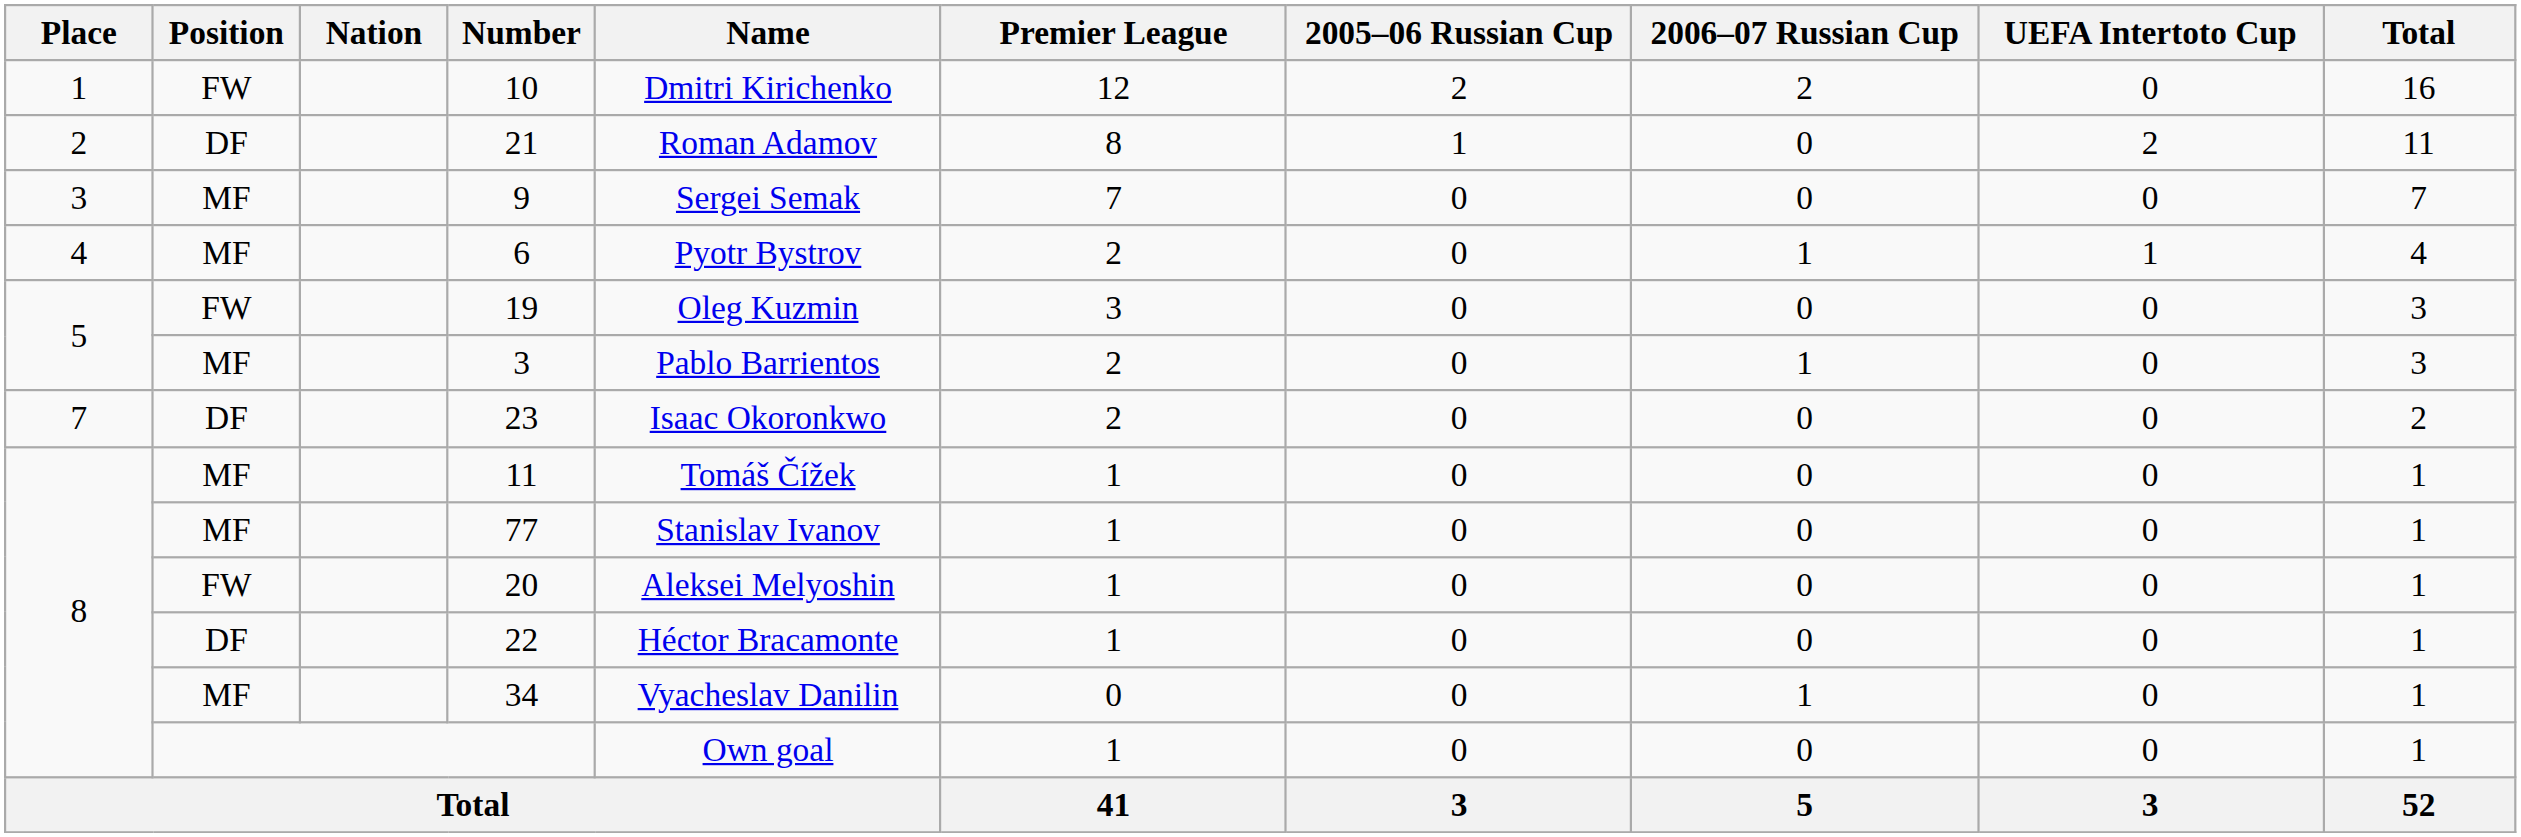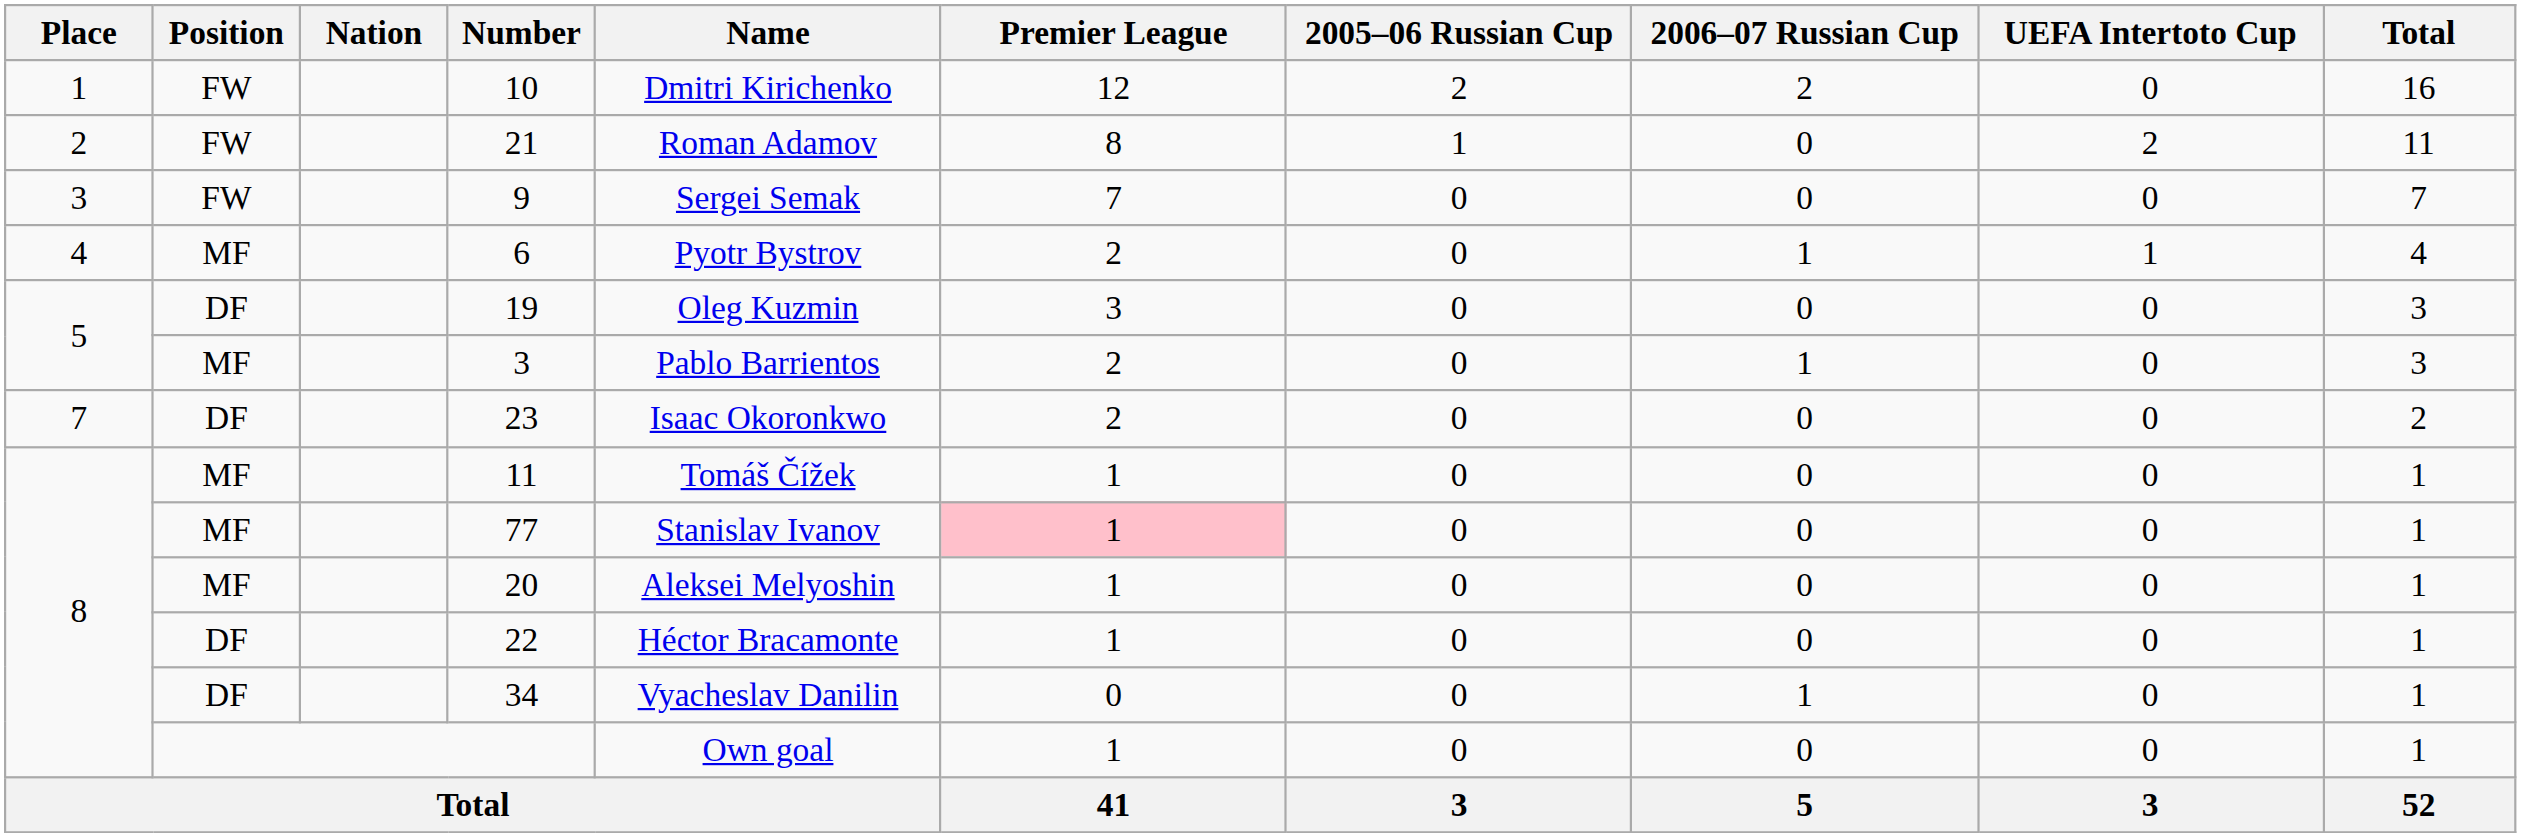(226, 142) DF -> (226, 142) FW
(226, 197) MF -> (226, 197) FW
(226, 307) FW -> (226, 307) DF
(1114, 528) no background -> (1114, 528) pink background
(226, 583) FW -> (226, 583) MF
(226, 693) MF -> (226, 693) DF
